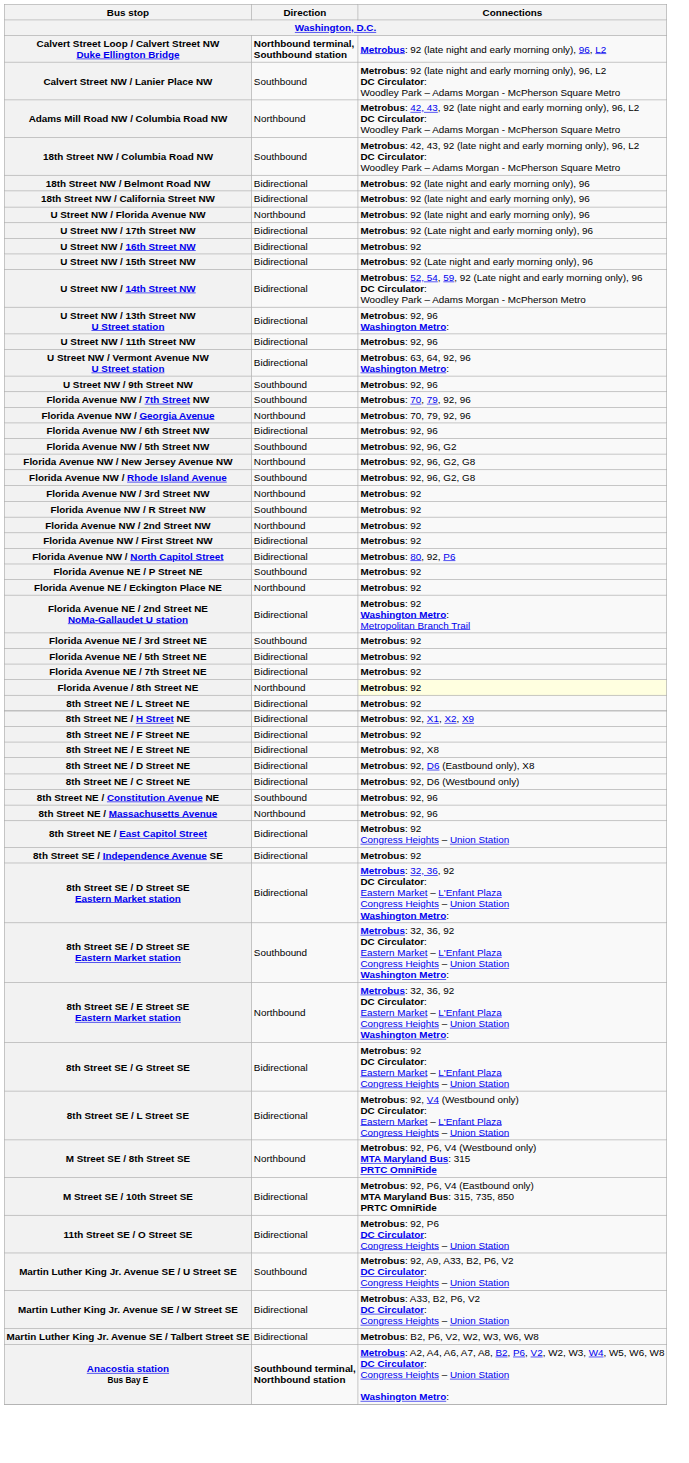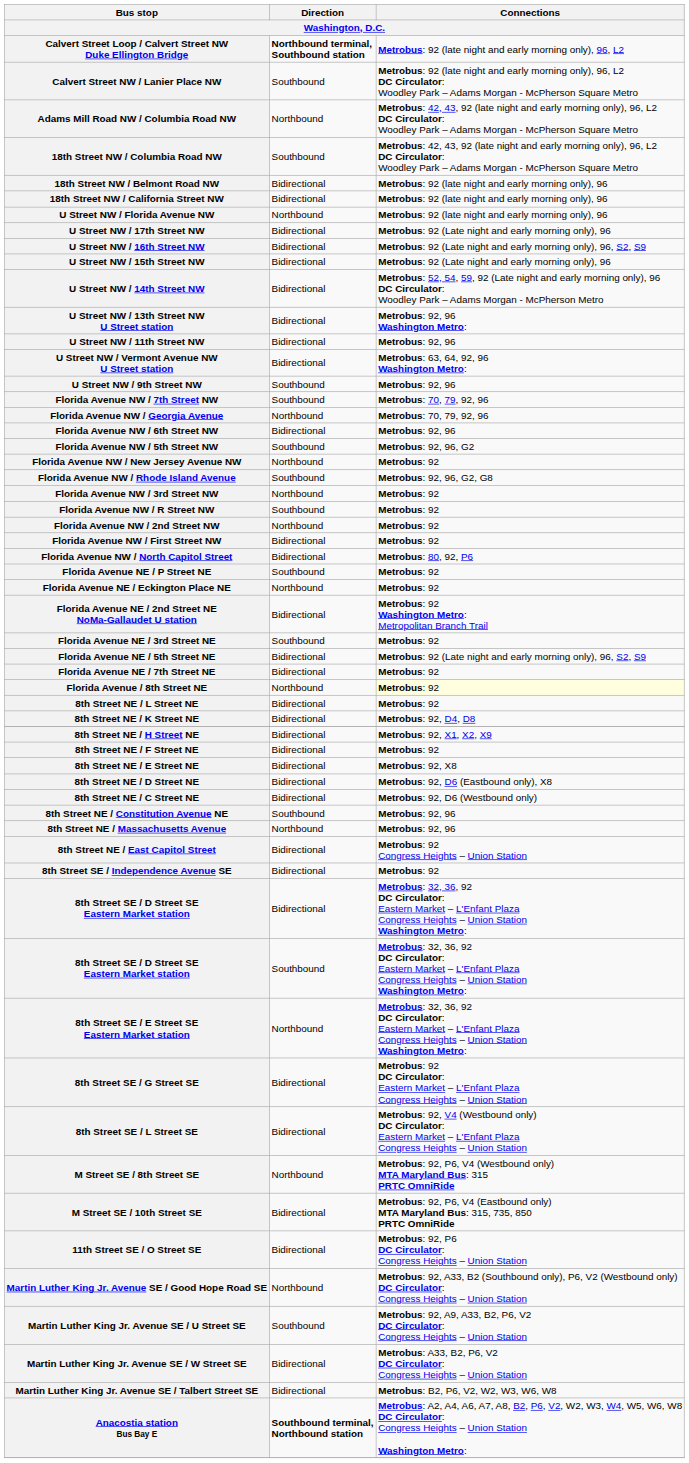(391, 246) Metrobus: 92 -> (512, 246) Metrobus: 92 (Late night and early morning only), 96, S2, S9
(418, 462) Metrobus: 92, 96, G2, G8 -> (409, 462) Metrobus: 92
(391, 656) Metrobus: 92 -> (512, 656) Metrobus: 92 (Late night and early morning only), 96, S2, S9
+ row: (137, 719)
+ row: (137, 1288)
